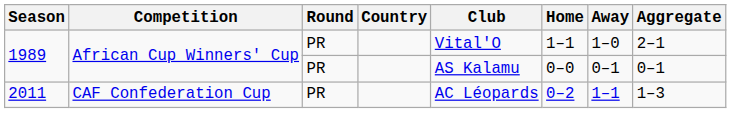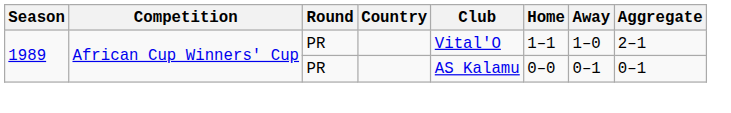- row: (27, 94)
